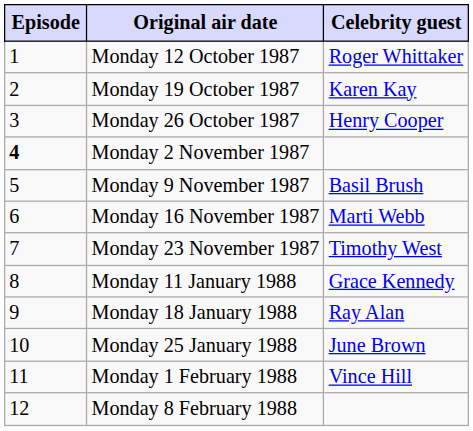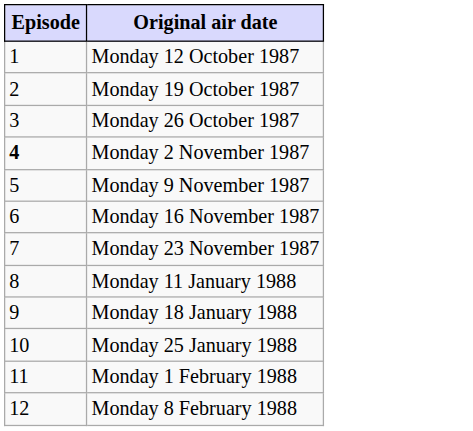- column: (396, 22)
